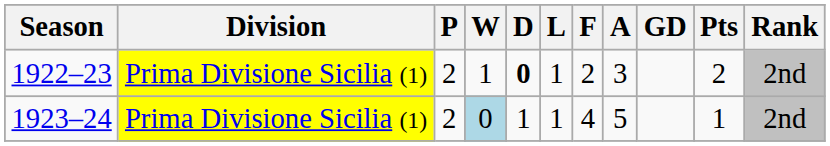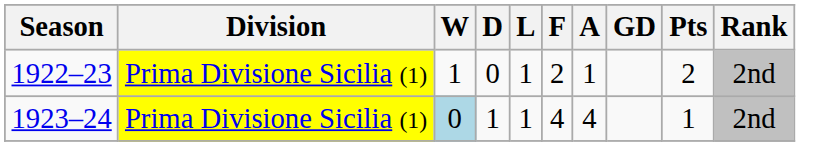- column: (449, 27)
(523, 72) bold -> (493, 72) normal
(620, 72) 3 -> (590, 72) 1
(620, 118) 5 -> (590, 118) 4
